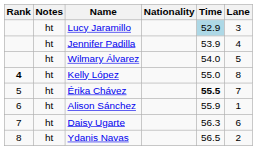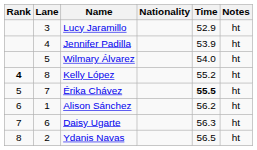columns swapped: (238, 12) <-> (49, 12)
(211, 28) lightblue background -> (206, 28) no background
(211, 75) 55.0 -> (206, 75) 55.2
(211, 106) 55.9 -> (206, 106) 56.2
